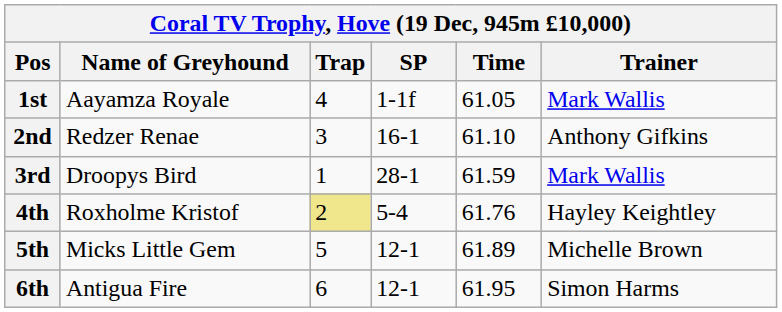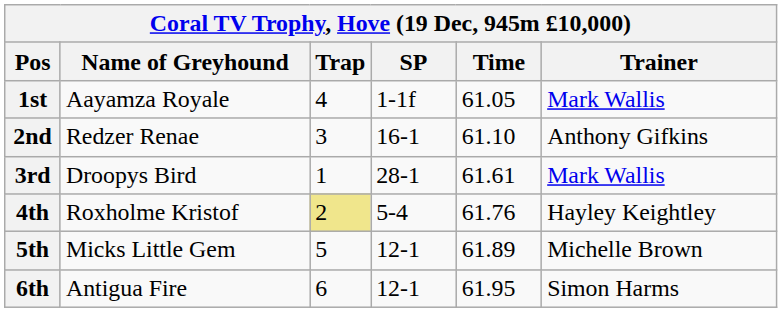(489, 174) 61.59 -> (489, 174) 61.61
